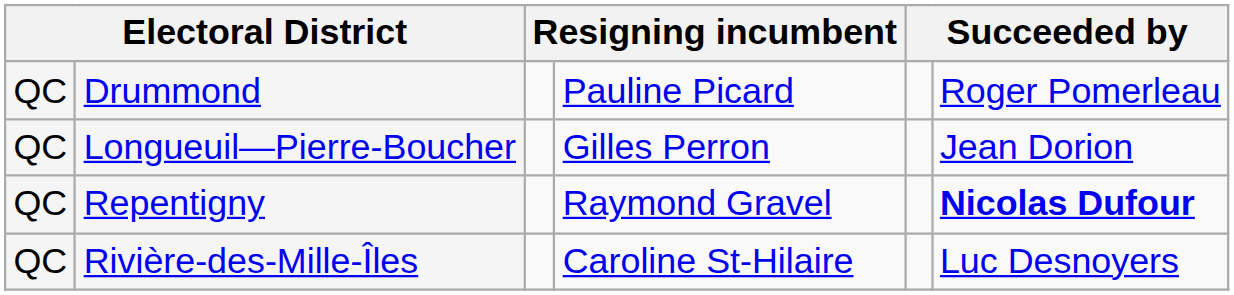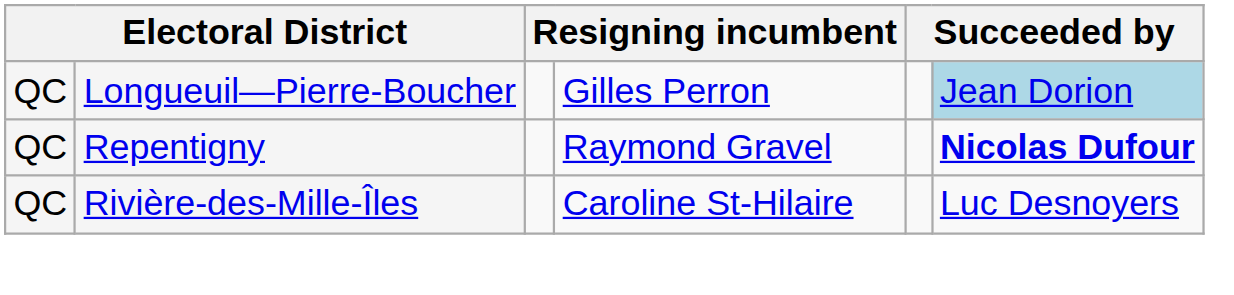- row: (172, 89)
(1037, 146) no background -> (1037, 89) lightblue background
